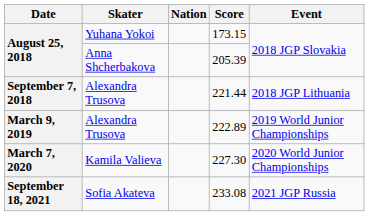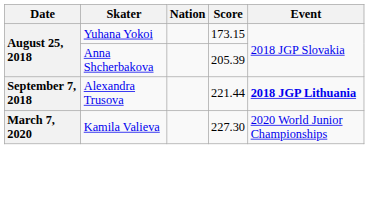(301, 93) normal -> (303, 93) bold
- row: (229, 127)
- row: (229, 193)
